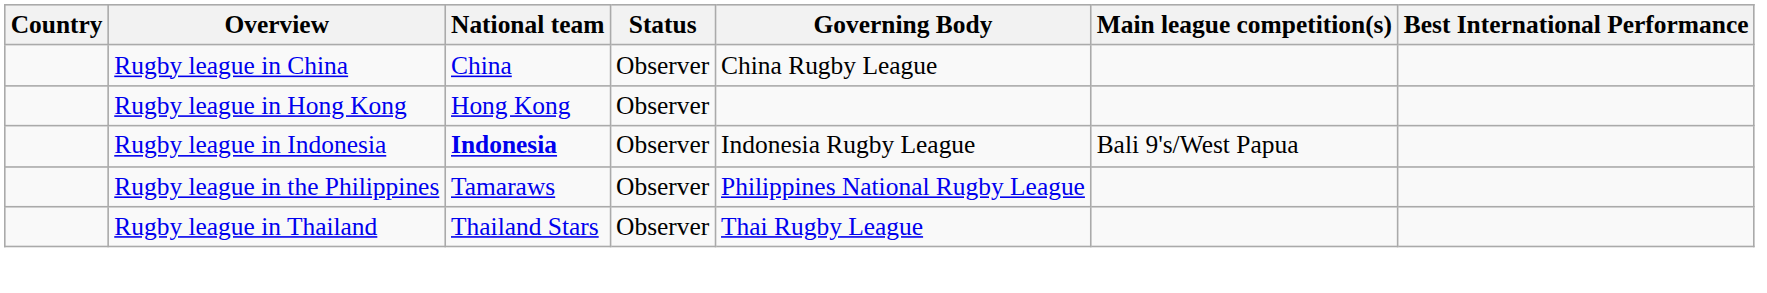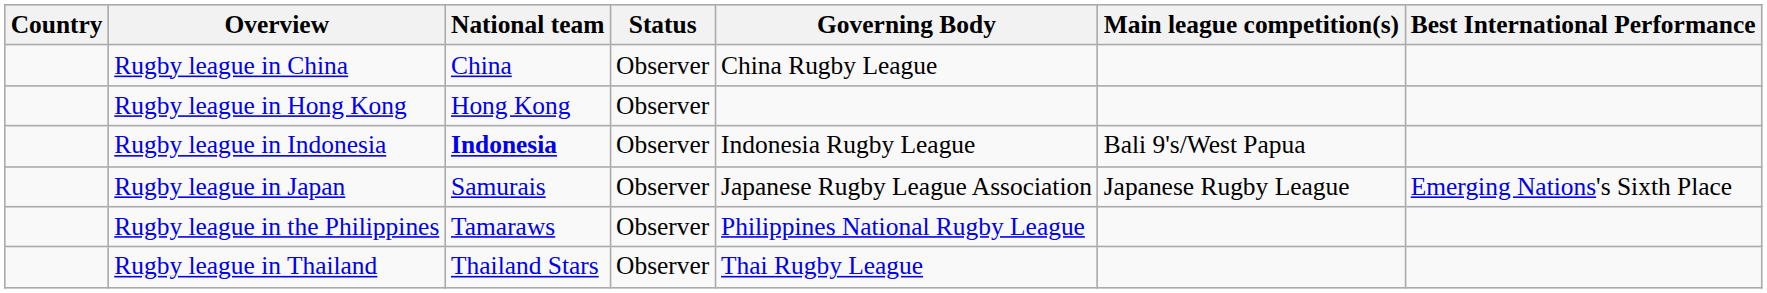+ row: (230, 186)
